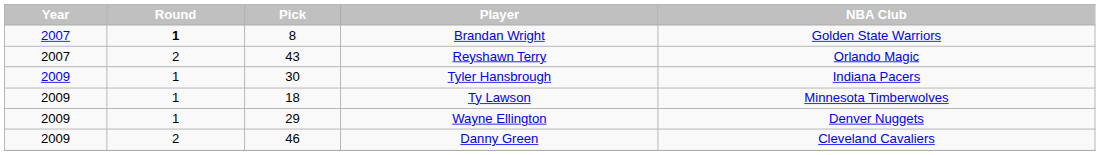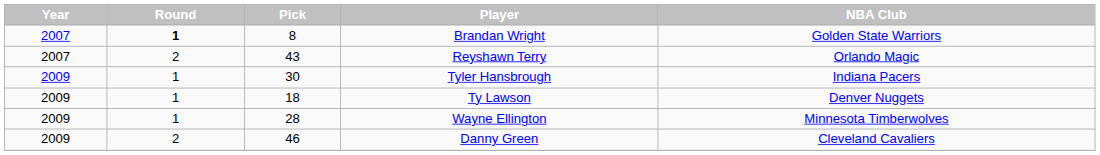(876, 98) Minnesota Timberwolves -> (876, 98) Denver Nuggets
(293, 118) 29 -> (293, 118) 28
(876, 118) Denver Nuggets -> (876, 118) Minnesota Timberwolves
